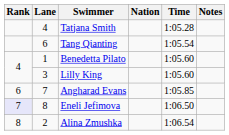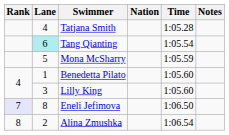(45, 43) no background -> (45, 43) paleturquoise background
+ row: (93, 59)
- row: (93, 91)
